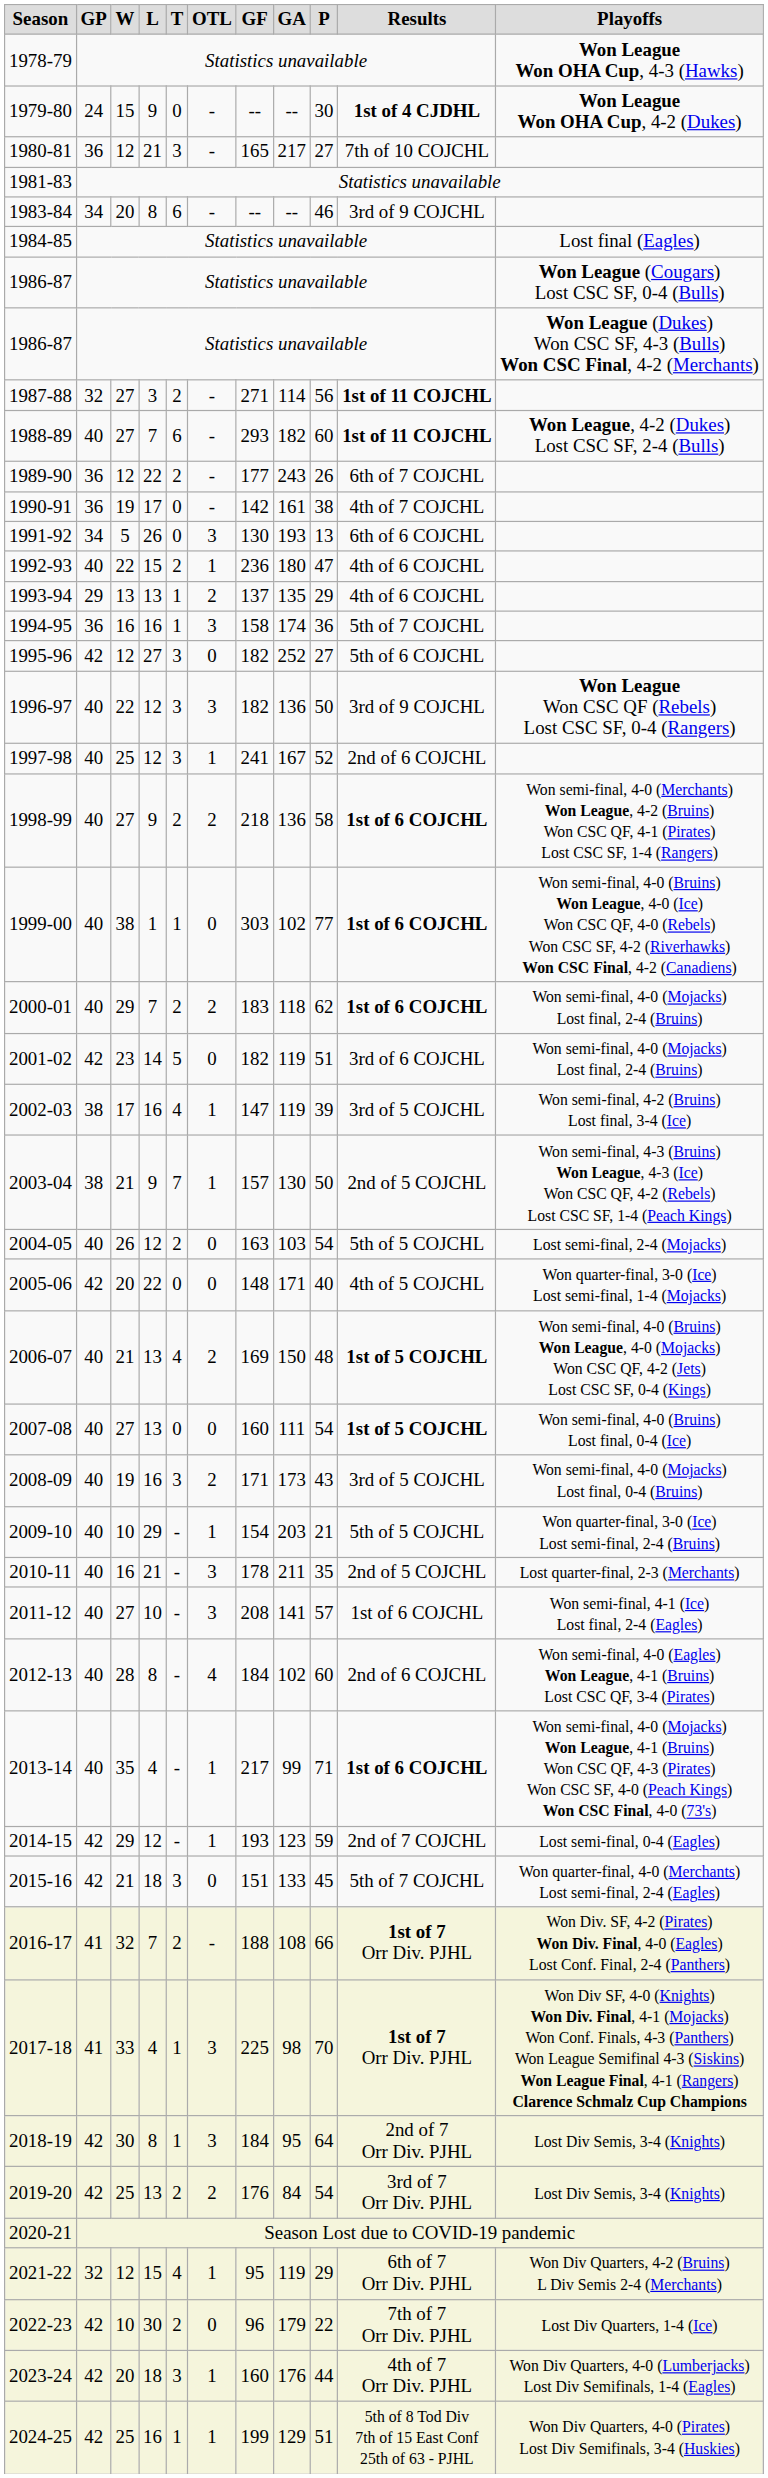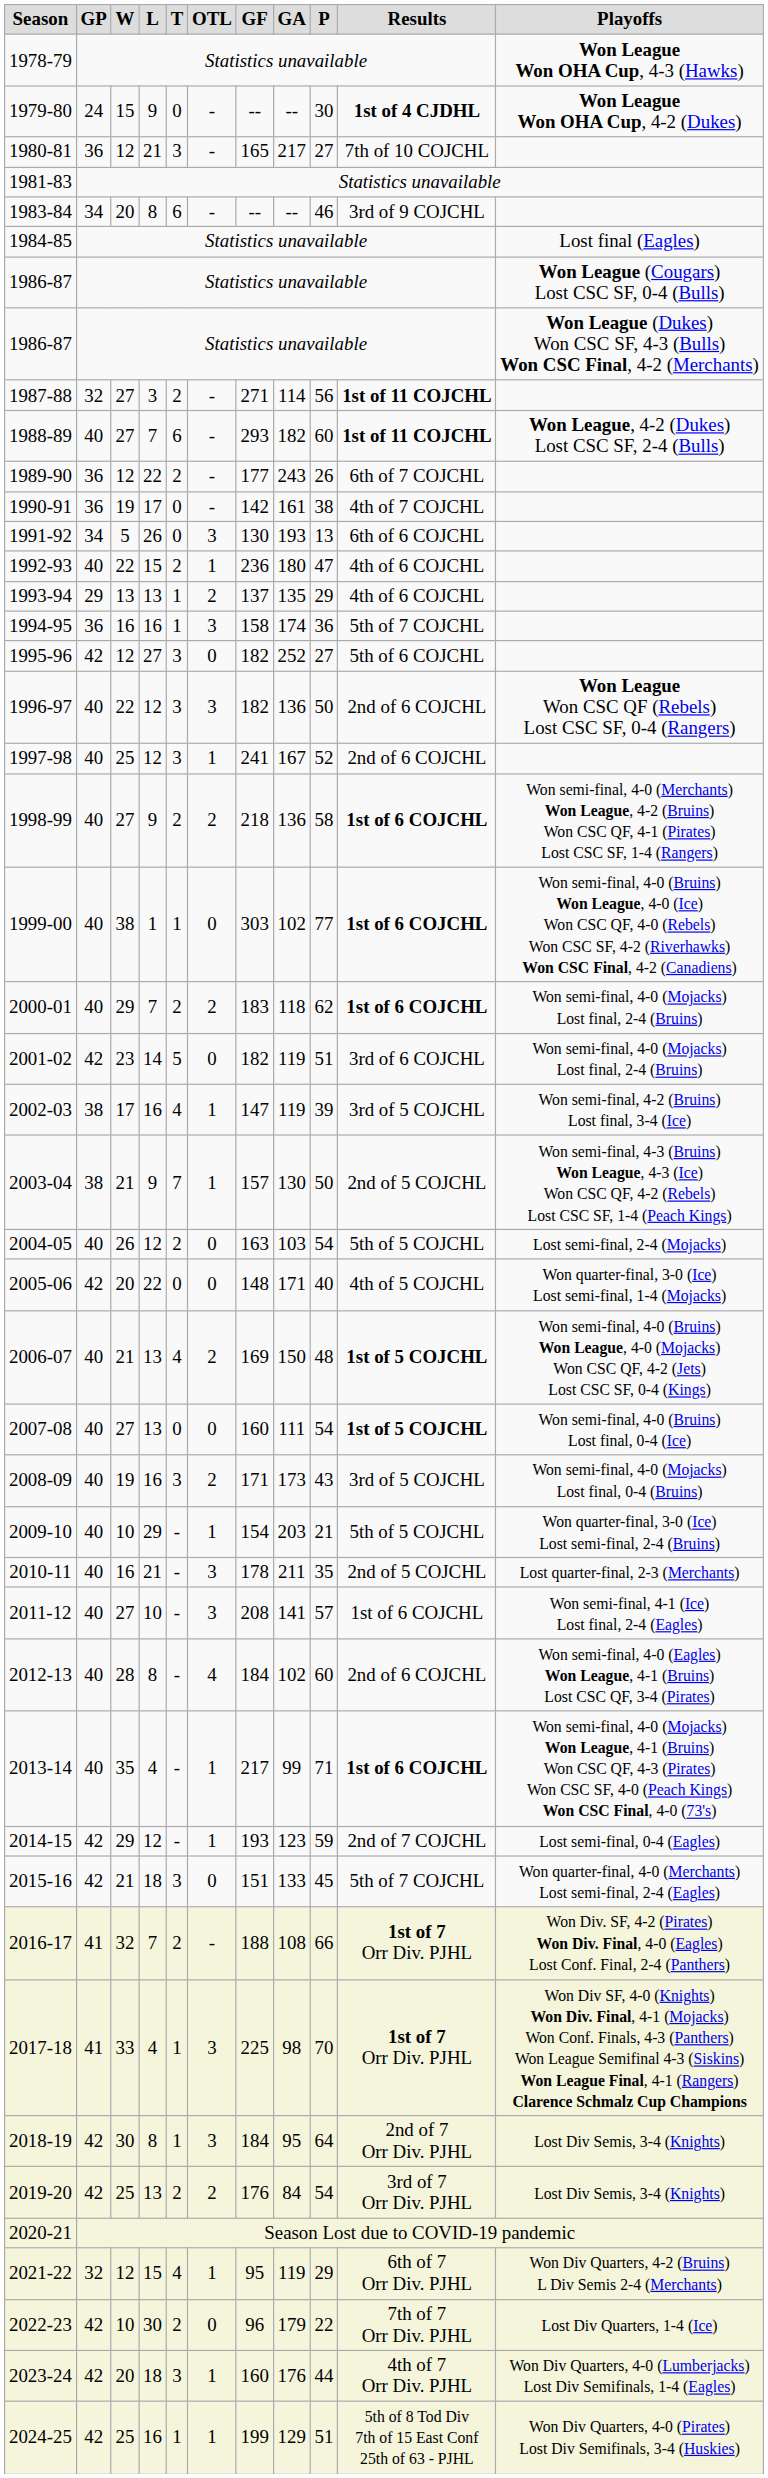(417, 707) 3rd of 9 COJCHL -> (417, 707) 2nd of 6 COJCHL
